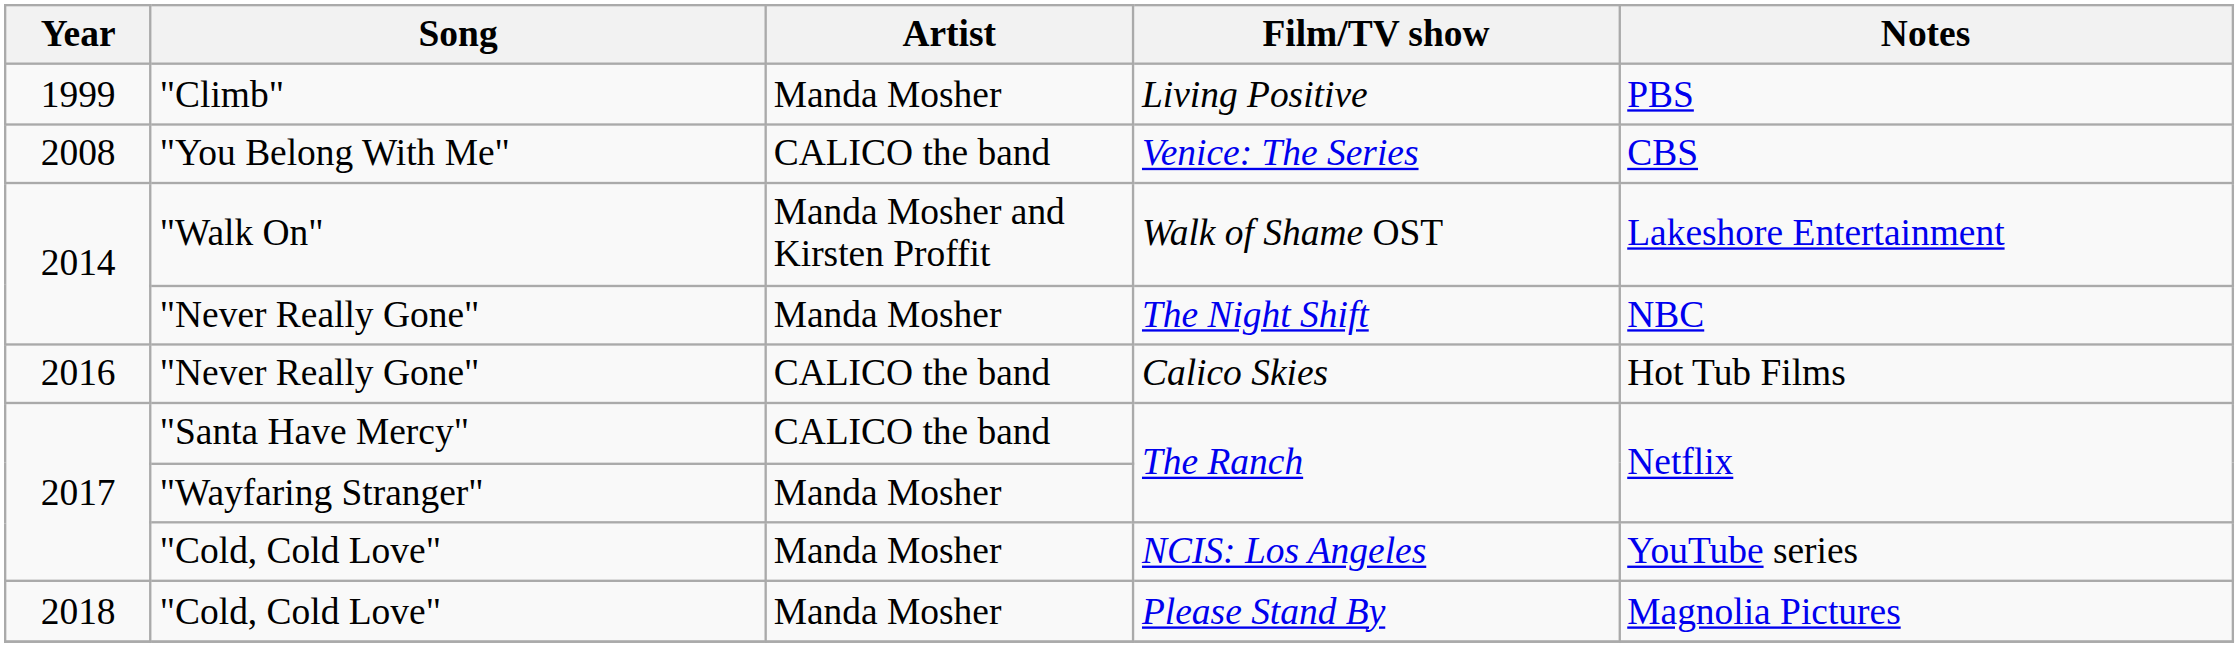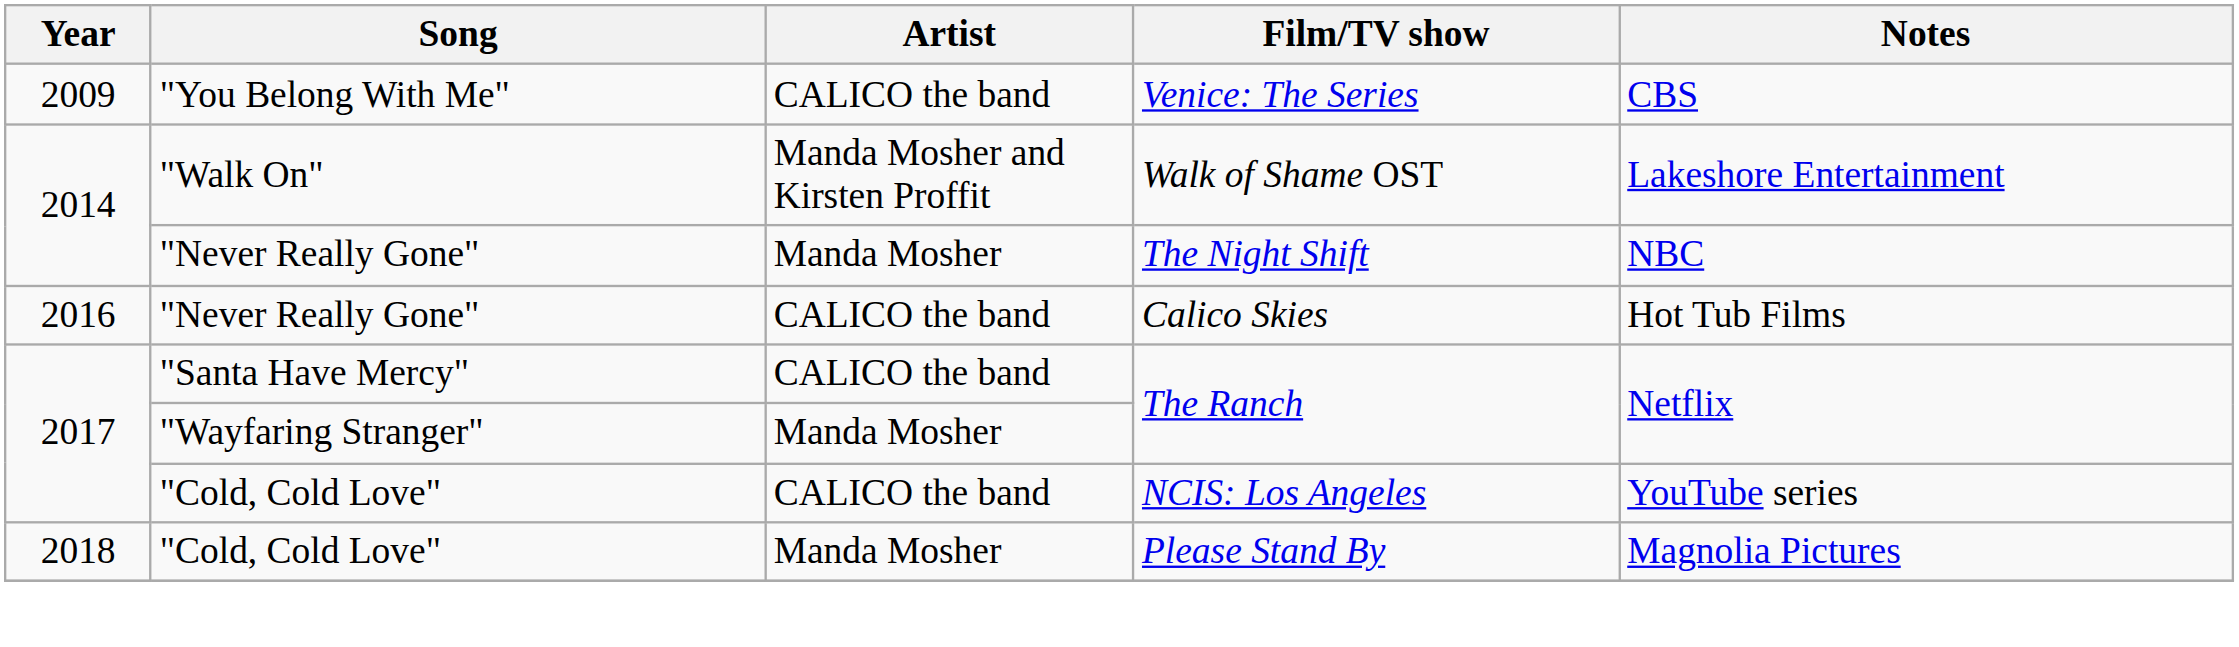- row: (222, 93)
(78, 152) 2008 -> (78, 93) 2009
(888, 551) Manda Mosher -> (912, 491) CALICO the band
